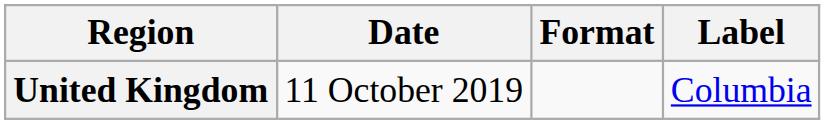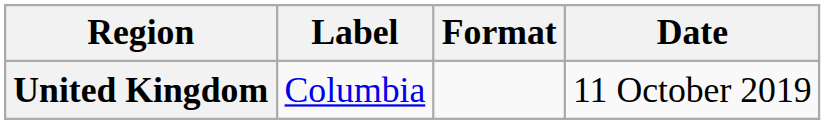columns swapped: (404, 32) <-> (741, 32)
